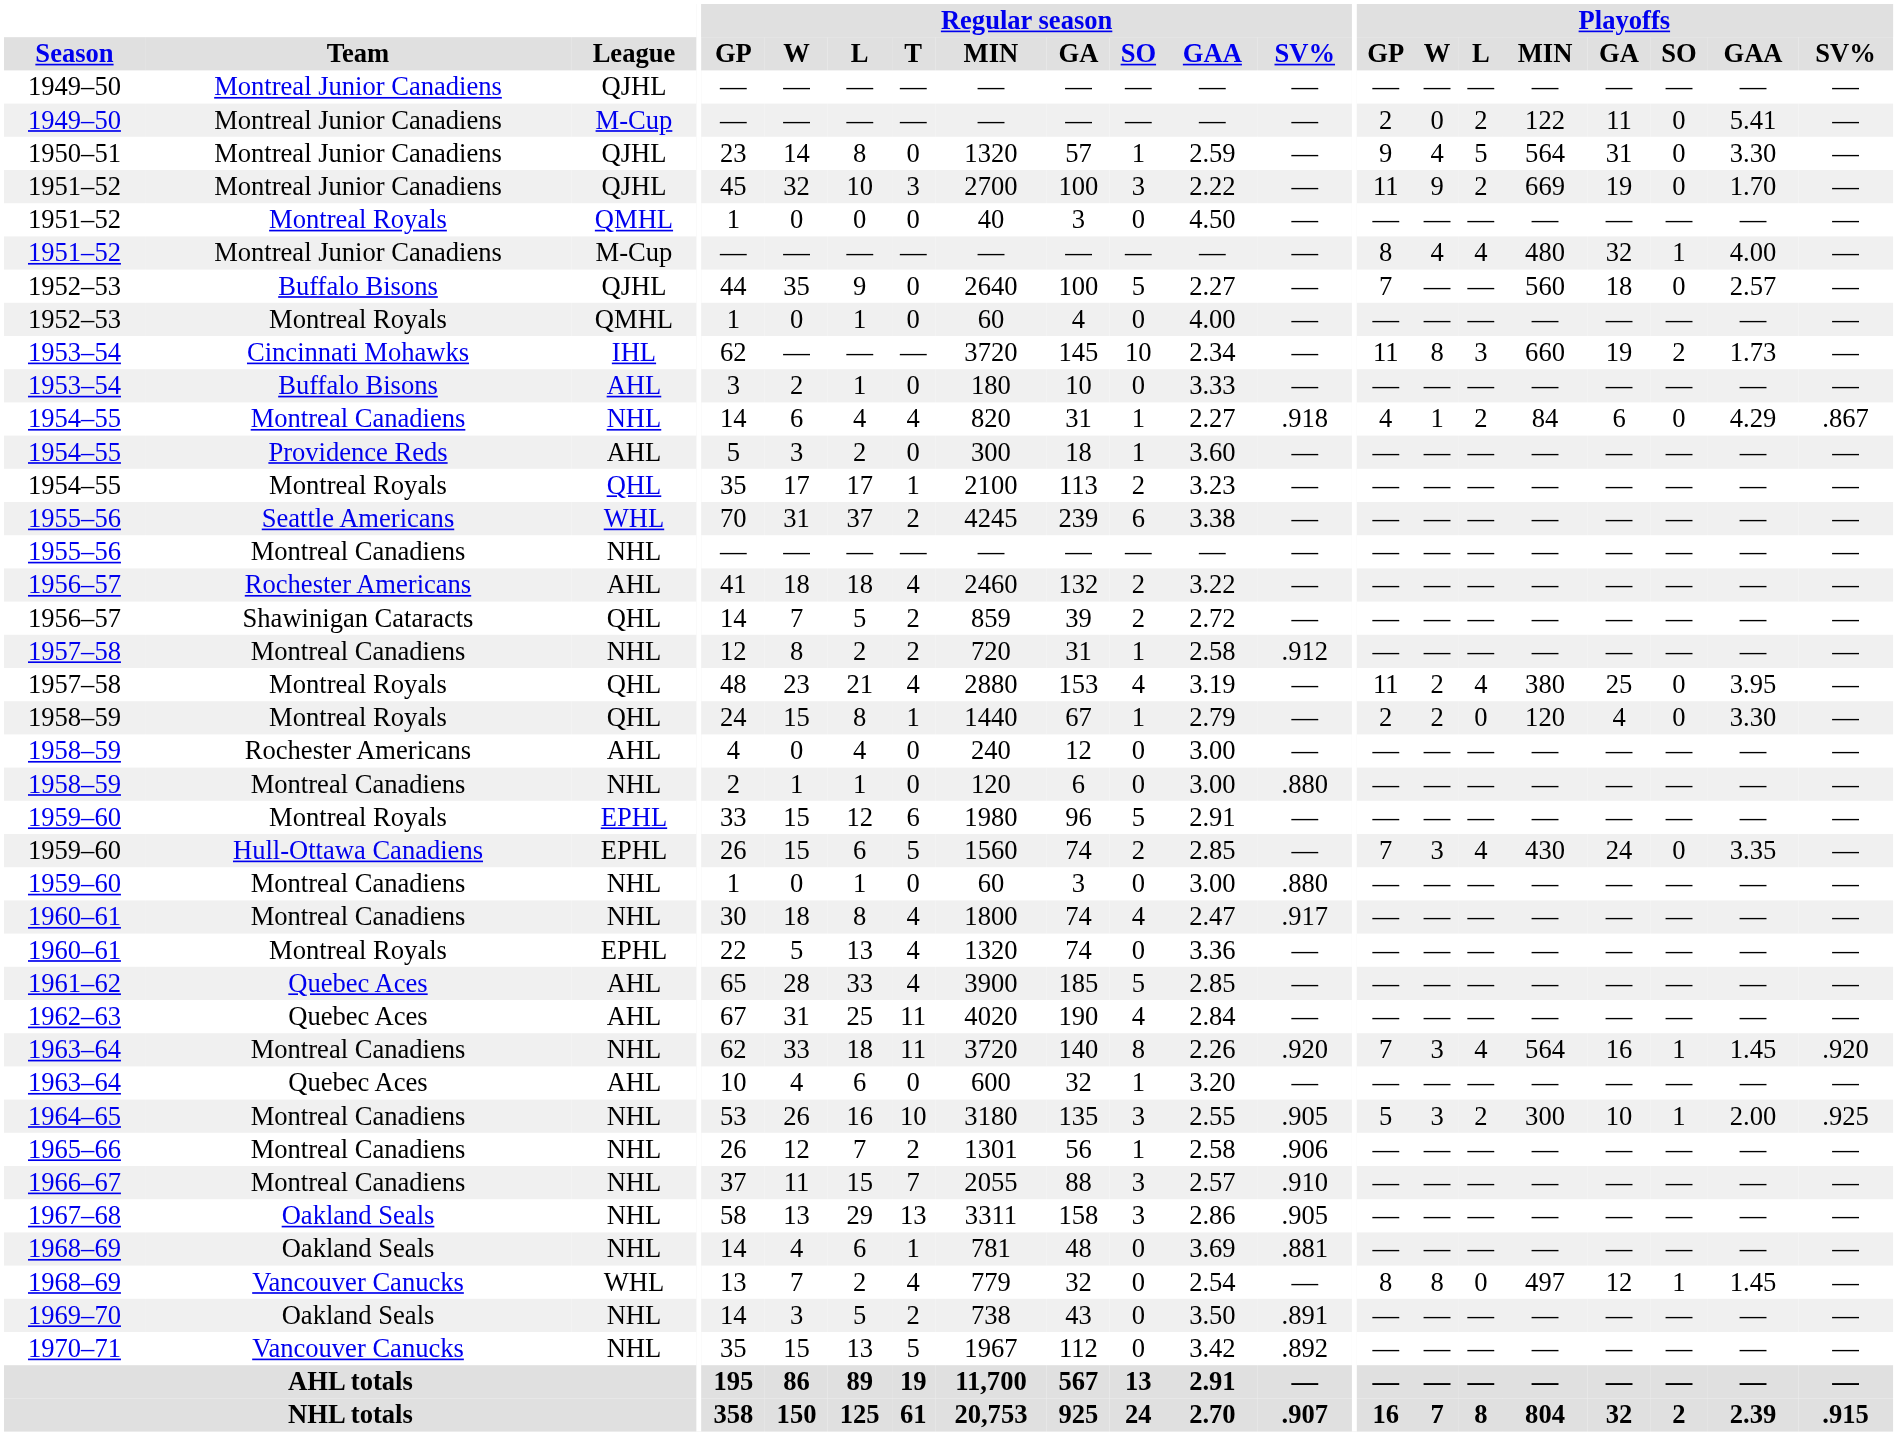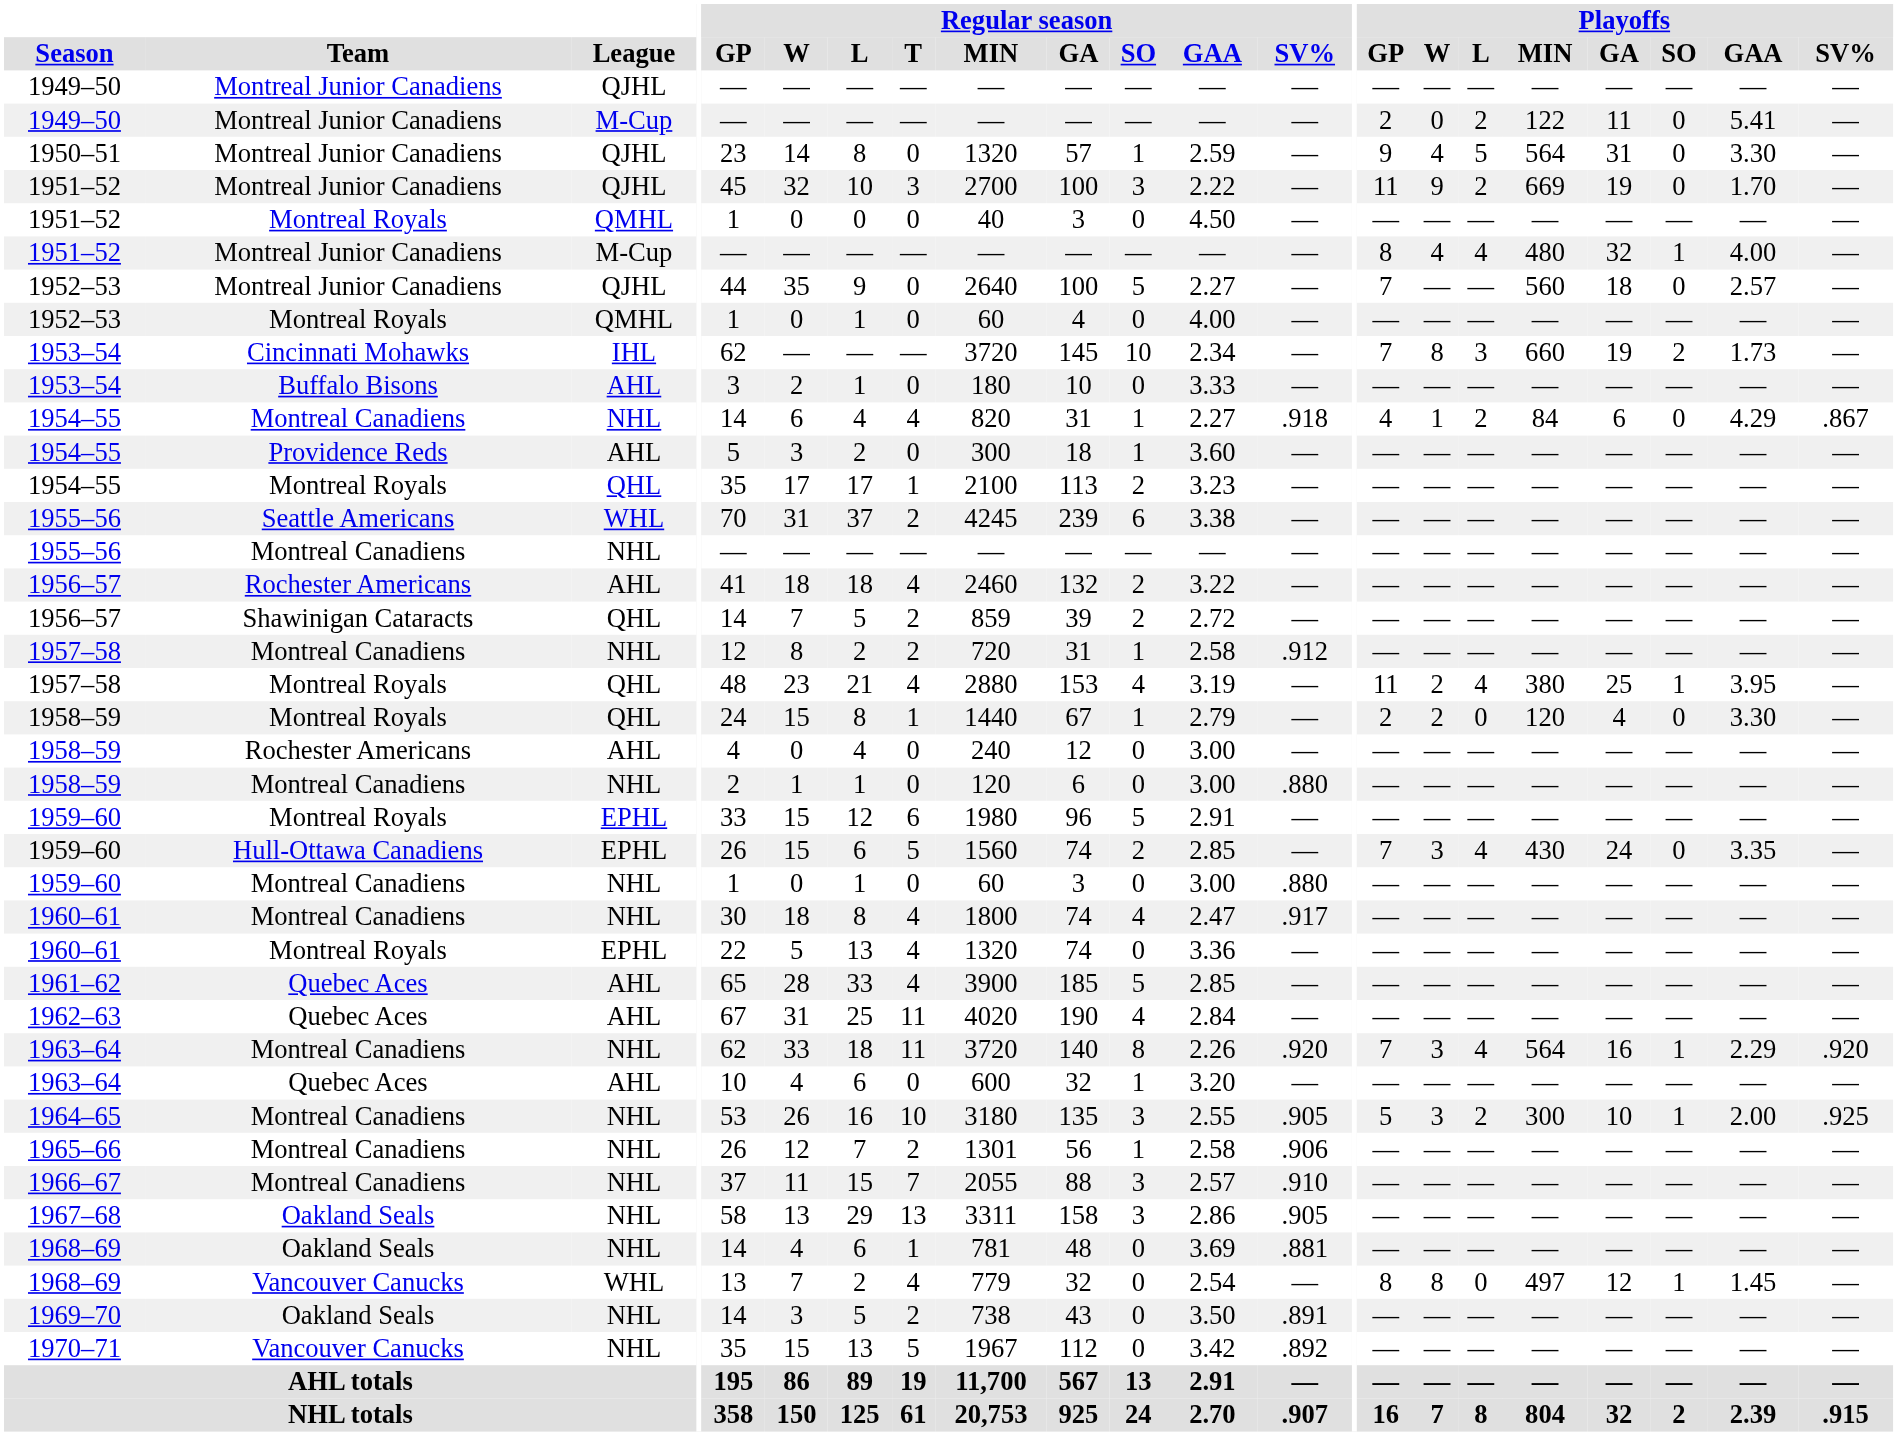(358, 285) Buffalo Bisons -> (358, 285) Montreal Junior Canadiens
(1386, 352) 11 -> (1386, 352) 7
(1679, 684) 0 -> (1679, 684) 1
(1753, 1049) 1.45 -> (1753, 1049) 2.29
